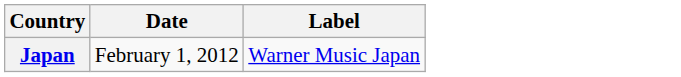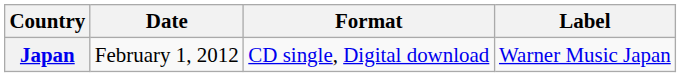+ column: (369, 21)
